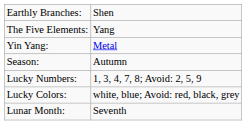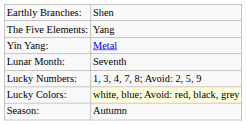rows swapped: (36, 111) <-> (23, 62)
(166, 95) no background -> (166, 95) lightyellow background
